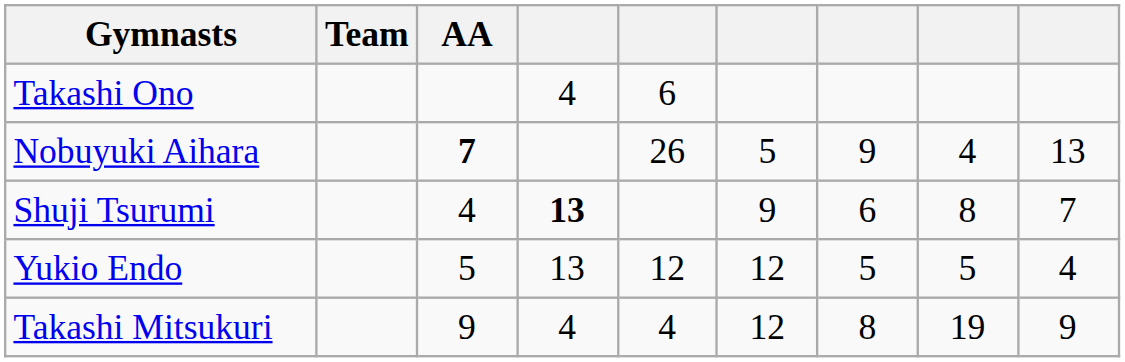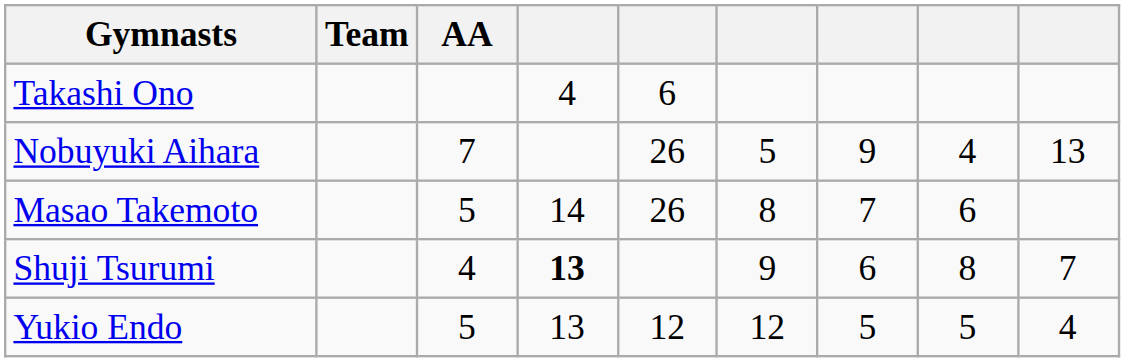(467, 151) bold -> (467, 151) normal
+ row: (136, 209)
- row: (143, 327)
